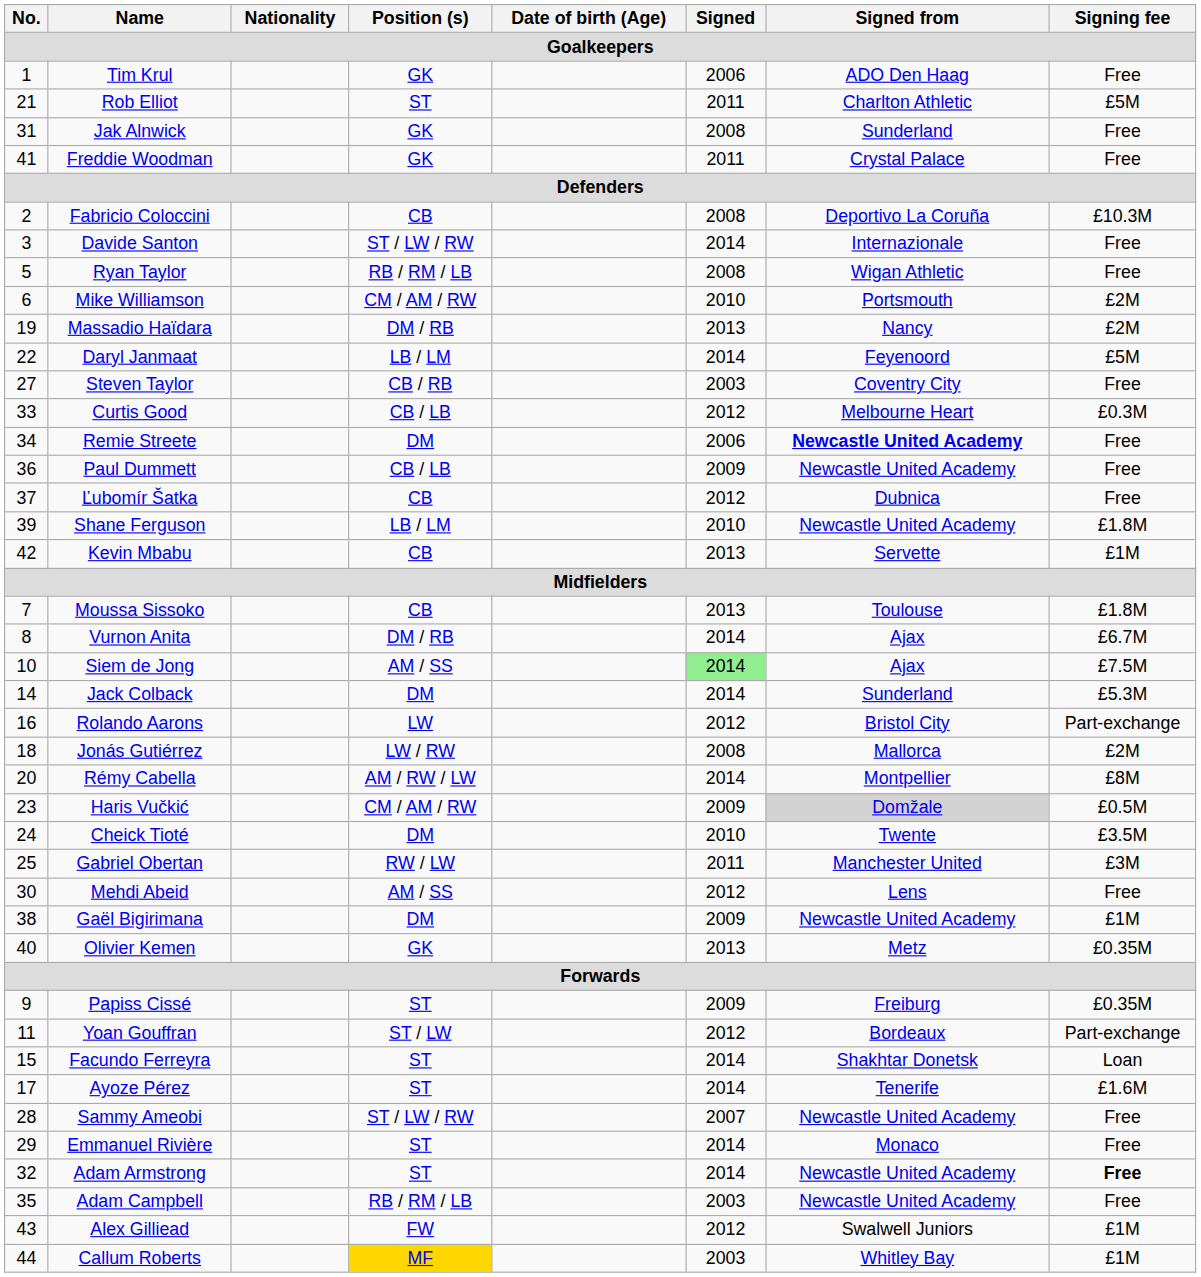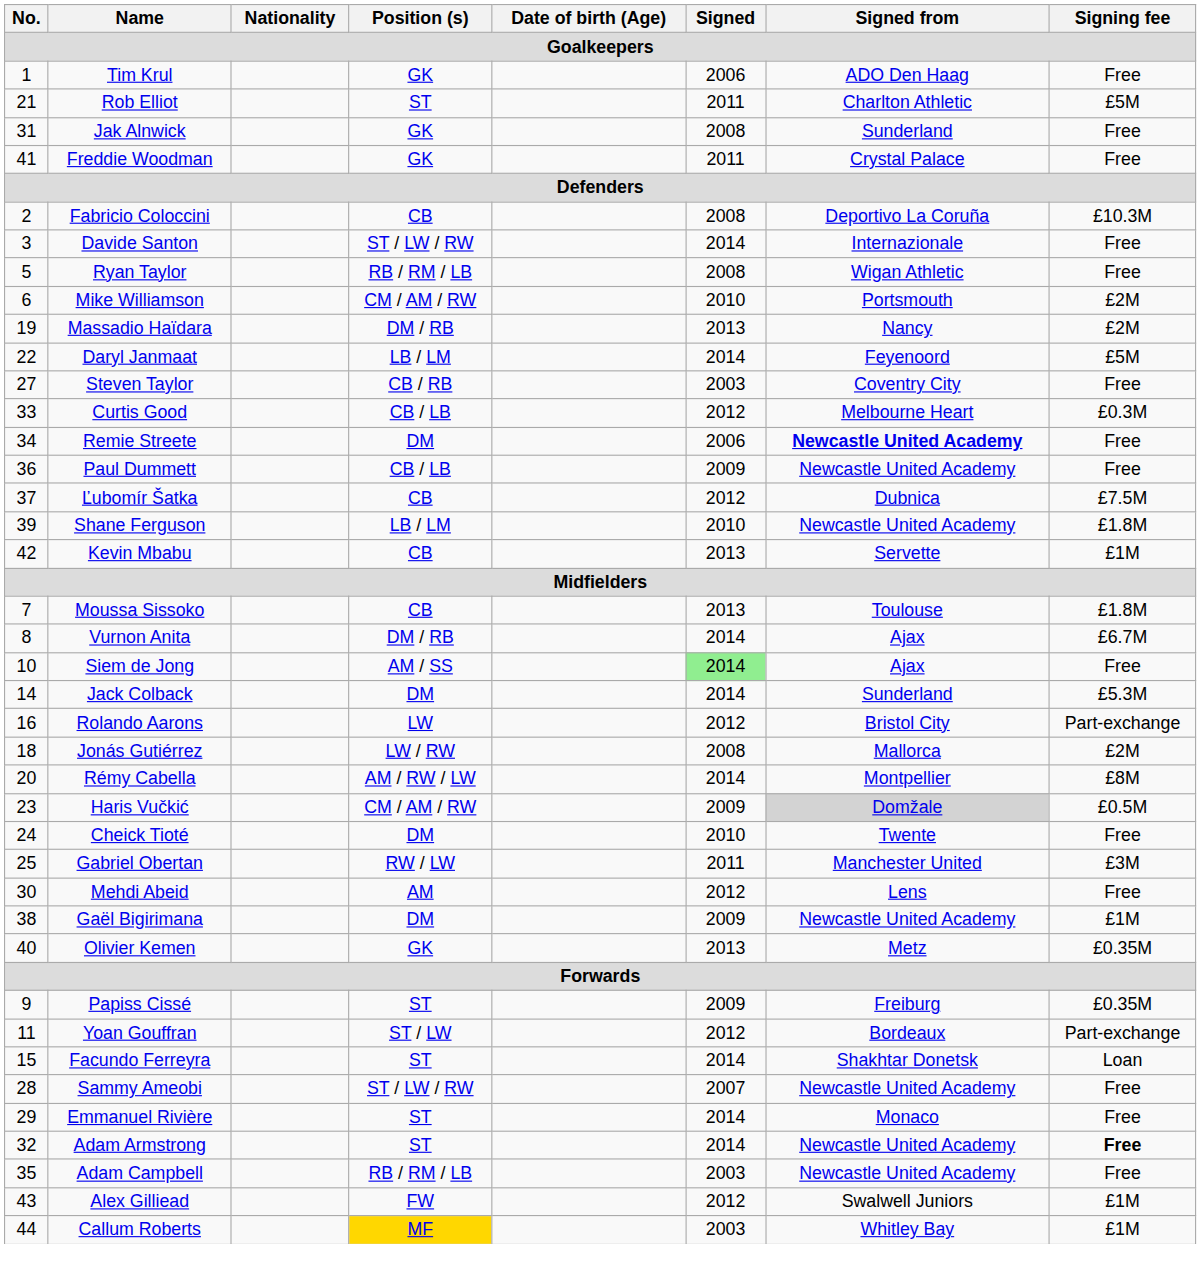(1122, 497) Free -> (1122, 497) £7.5M
(1122, 666) £7.5M -> (1122, 666) Free
(1122, 835) £3.5M -> (1122, 835) Free
(420, 891) AM / SS -> (420, 891) AM
- row: (140, 1088)
